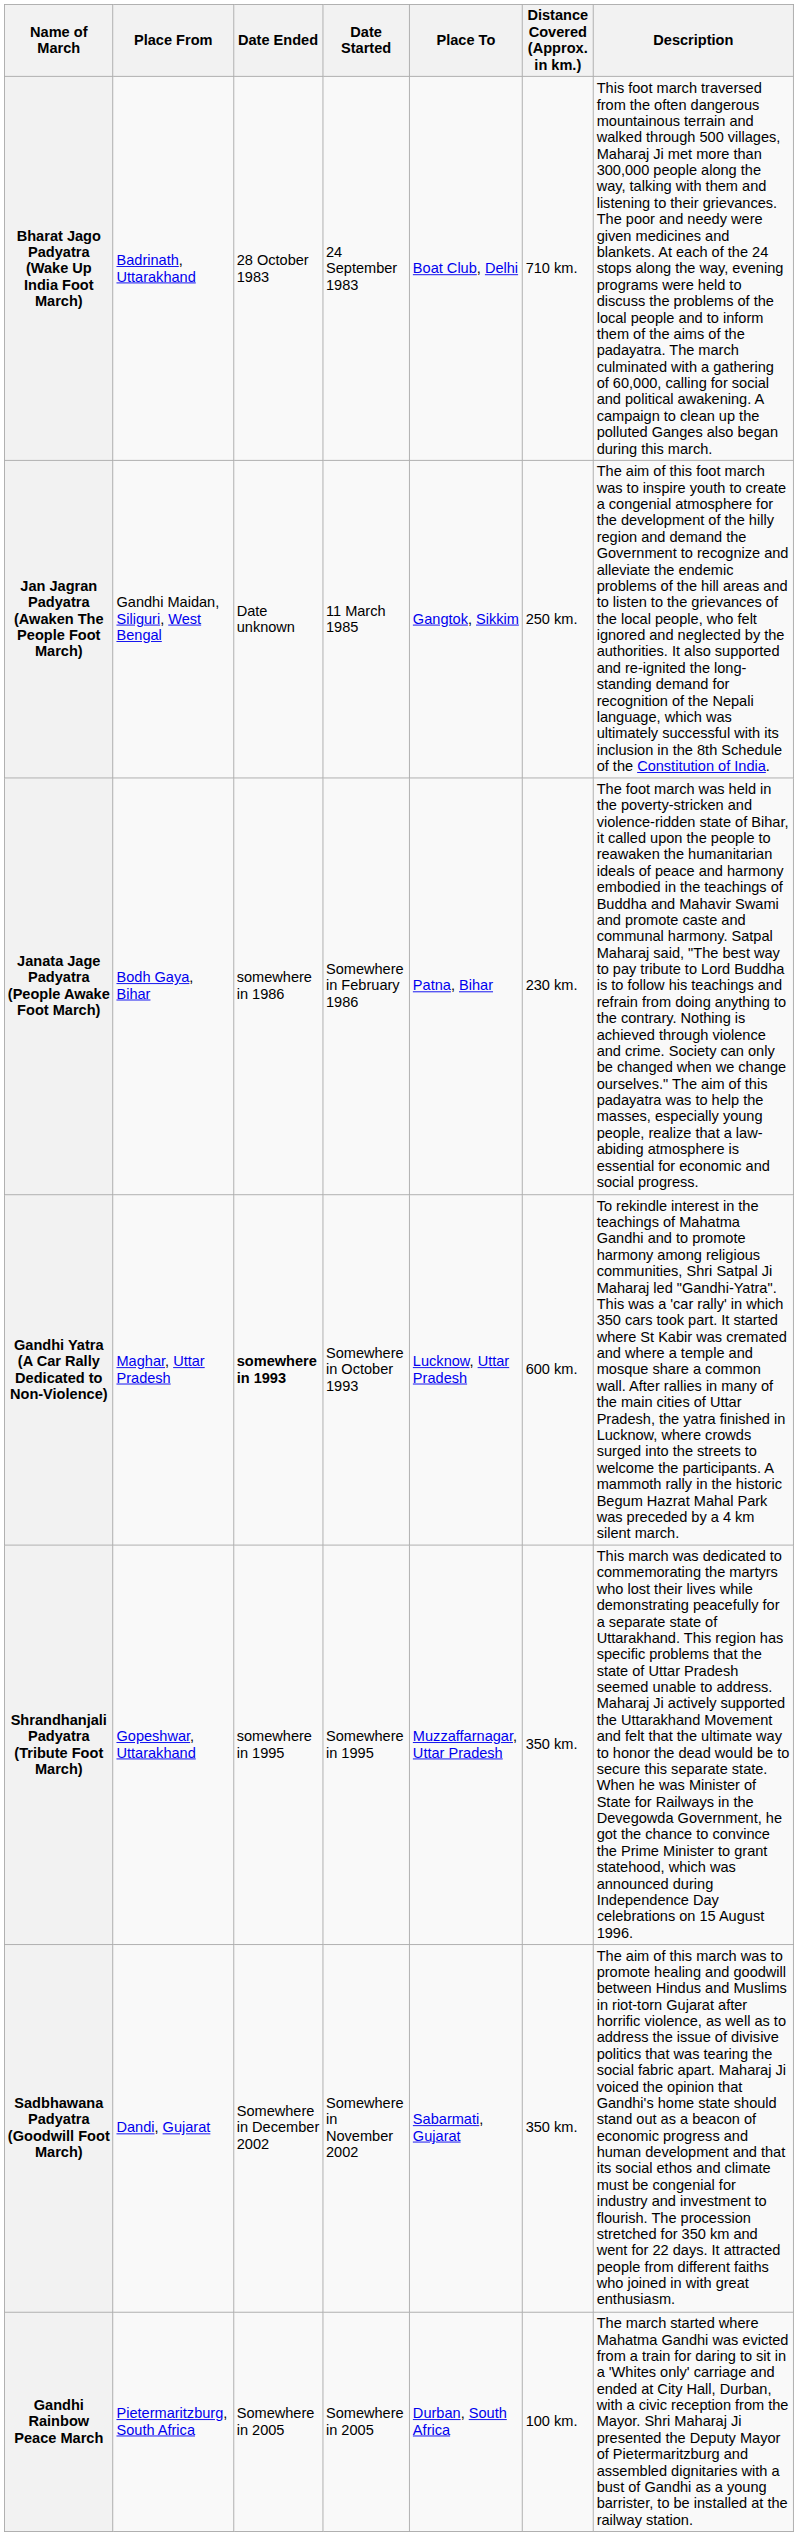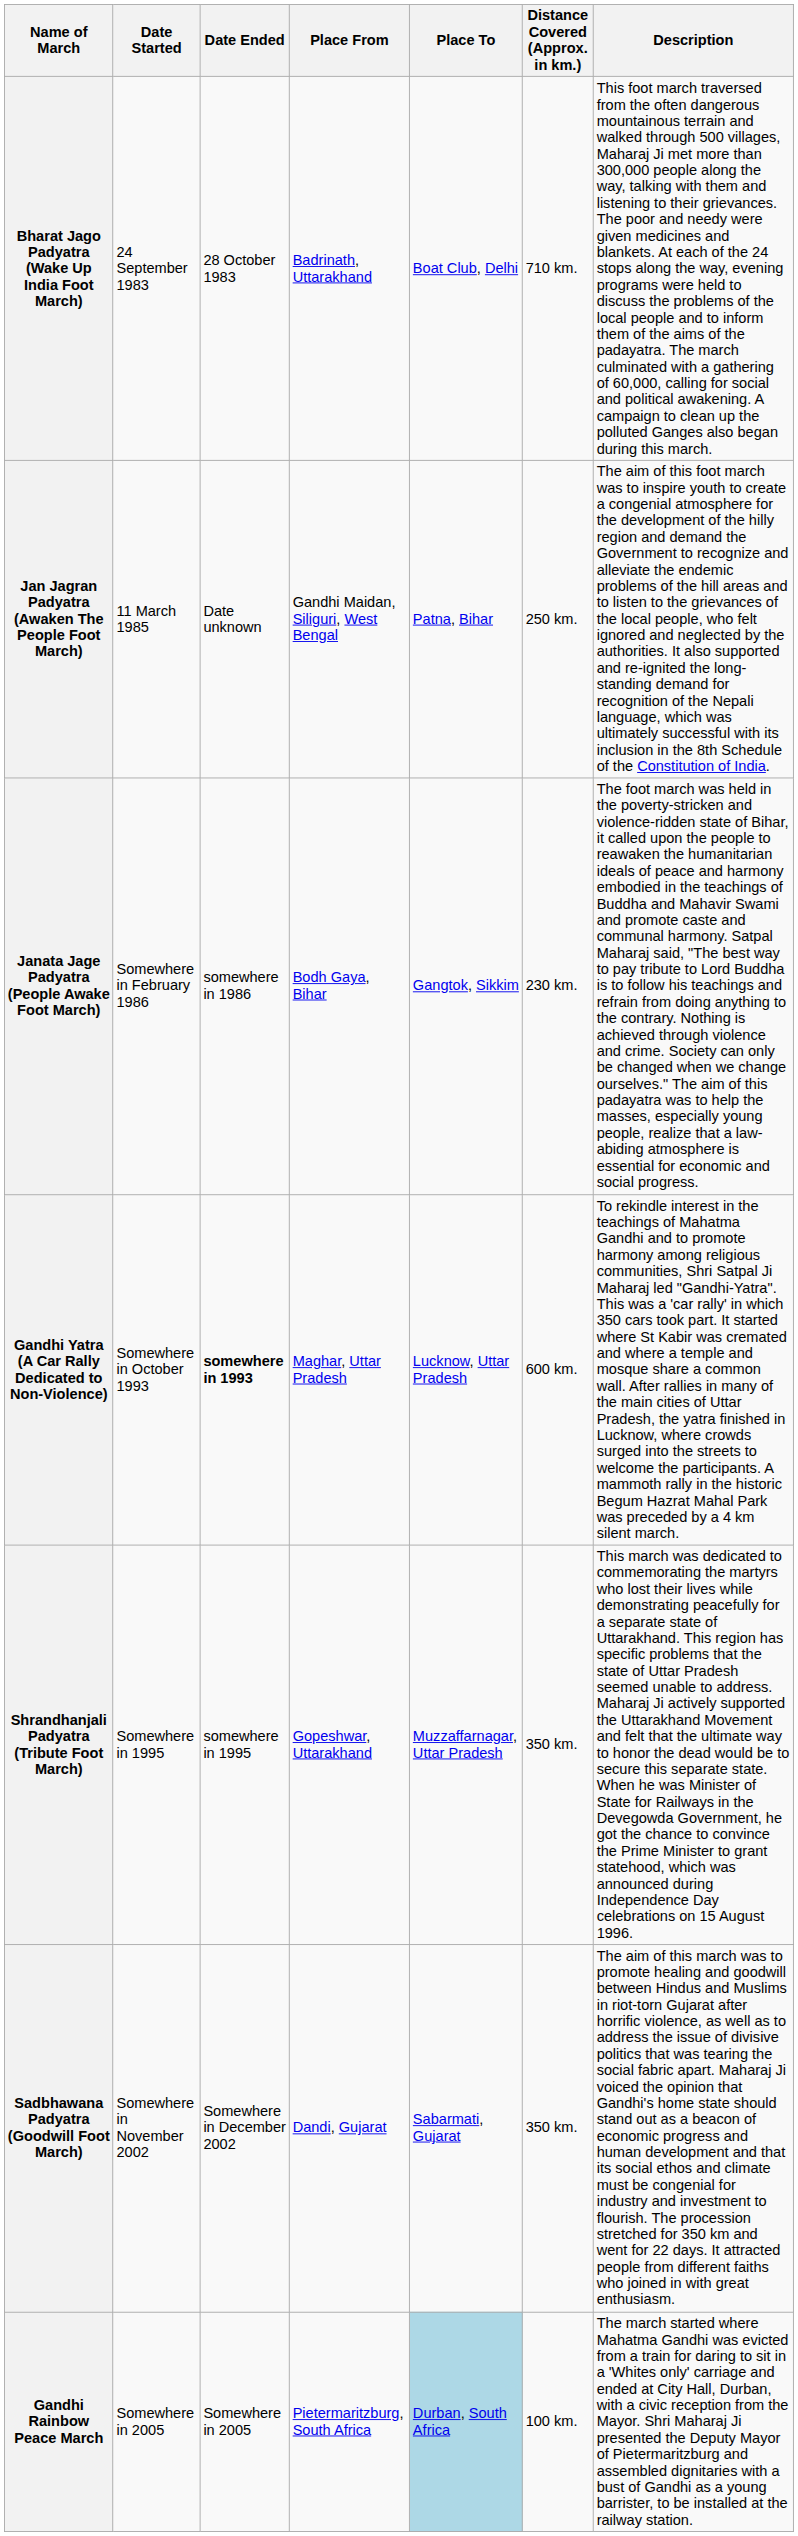columns swapped: (366, 40) <-> (173, 40)
(466, 619) Gangtok, Sikkim -> (453, 619) Patna, Bihar
(453, 986) Patna, Bihar -> (466, 986) Gangtok, Sikkim
(460, 2421) no background -> (460, 2421) lightblue background
